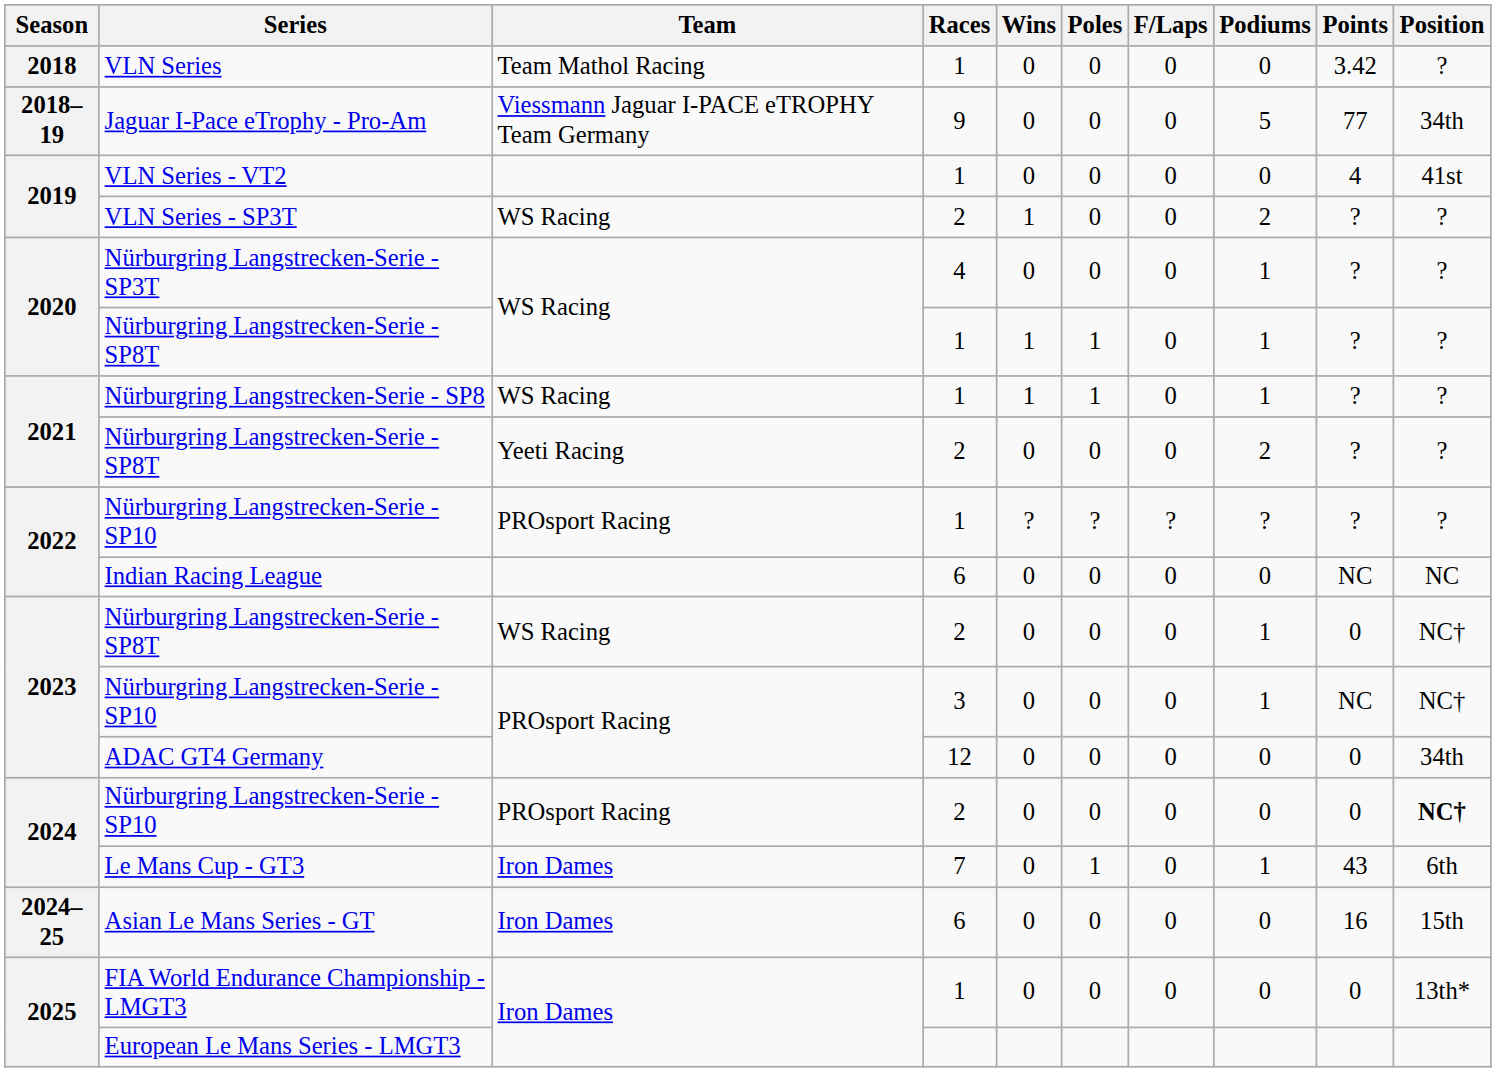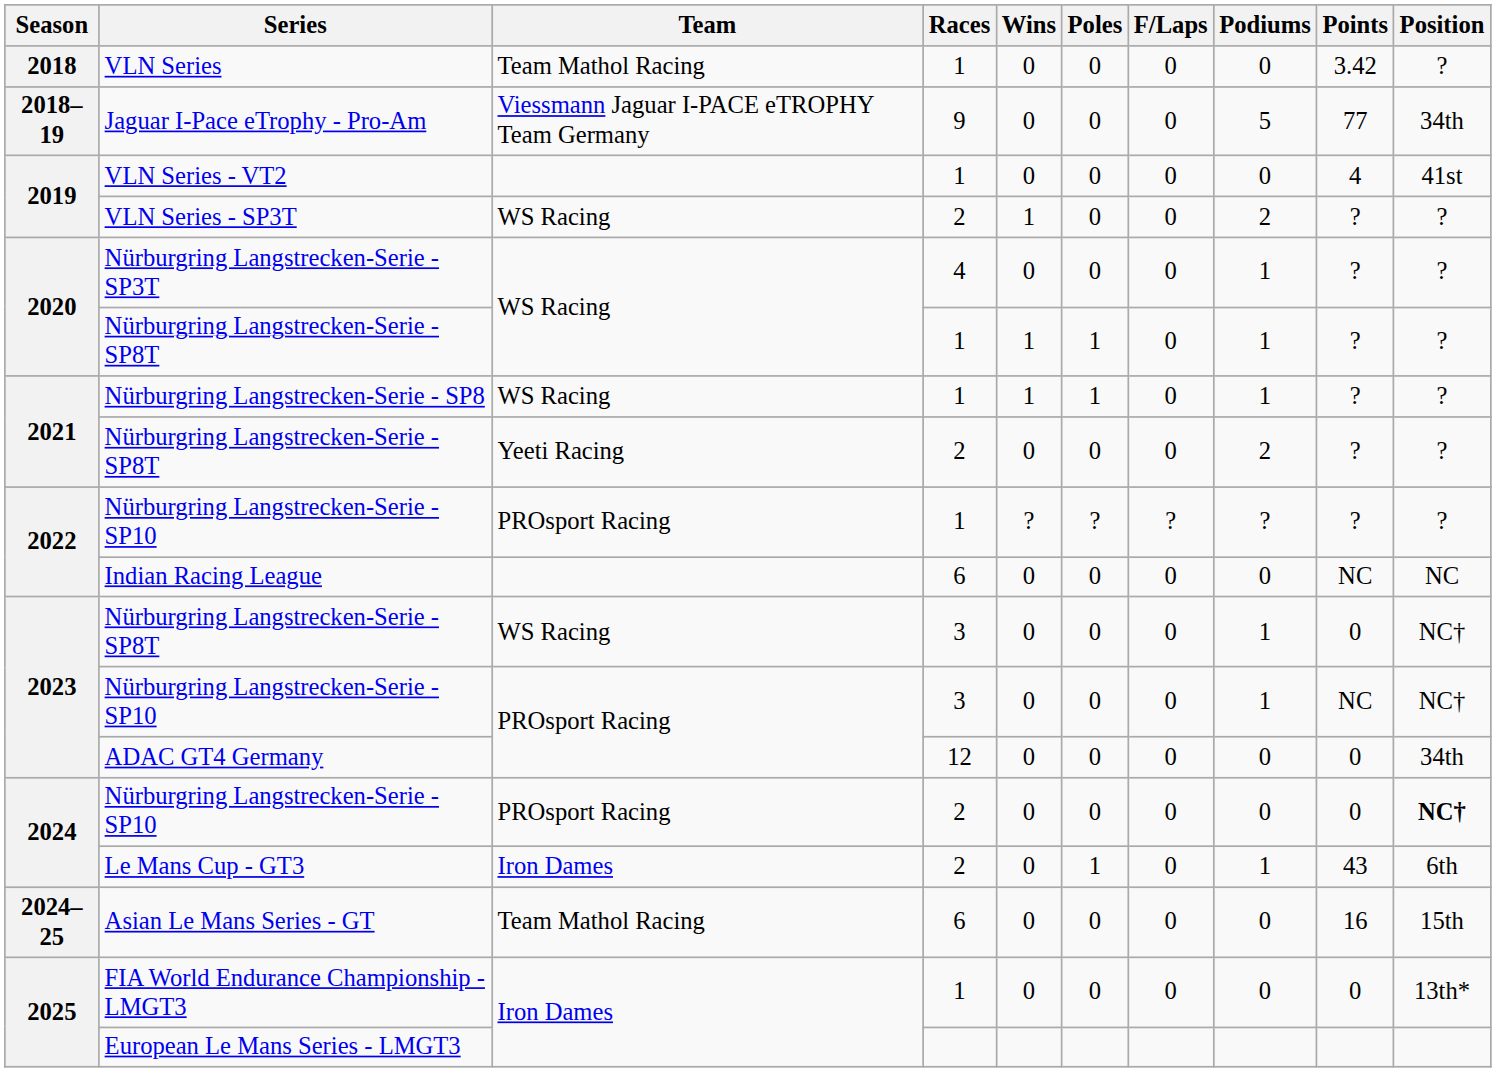(959, 631) 2 -> (959, 631) 3
(959, 866) 7 -> (959, 866) 2
(555, 922) Iron Dames -> (601, 922) Team Mathol Racing
